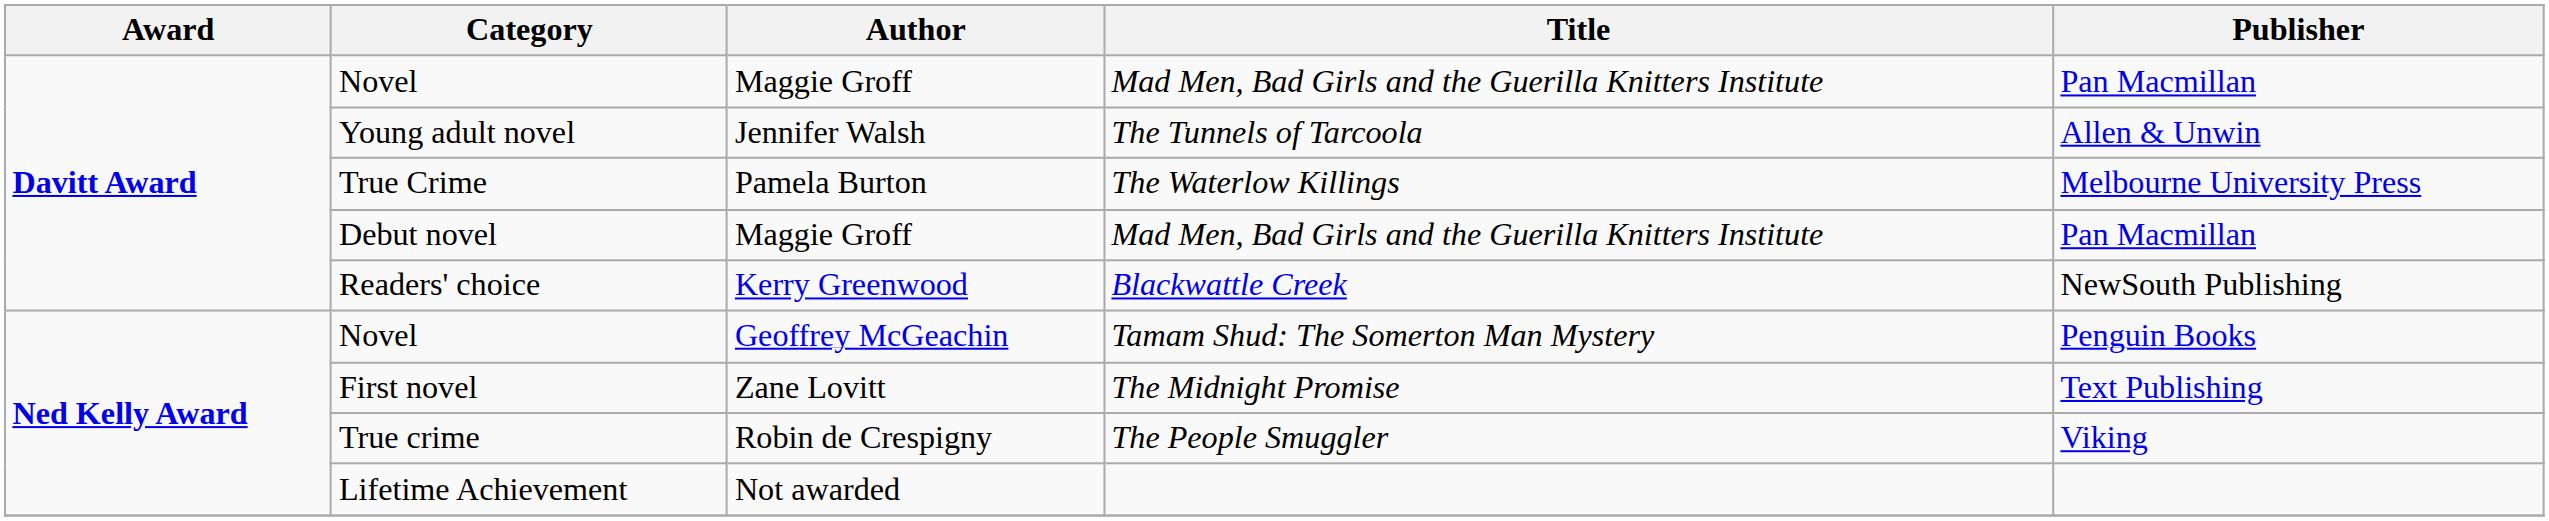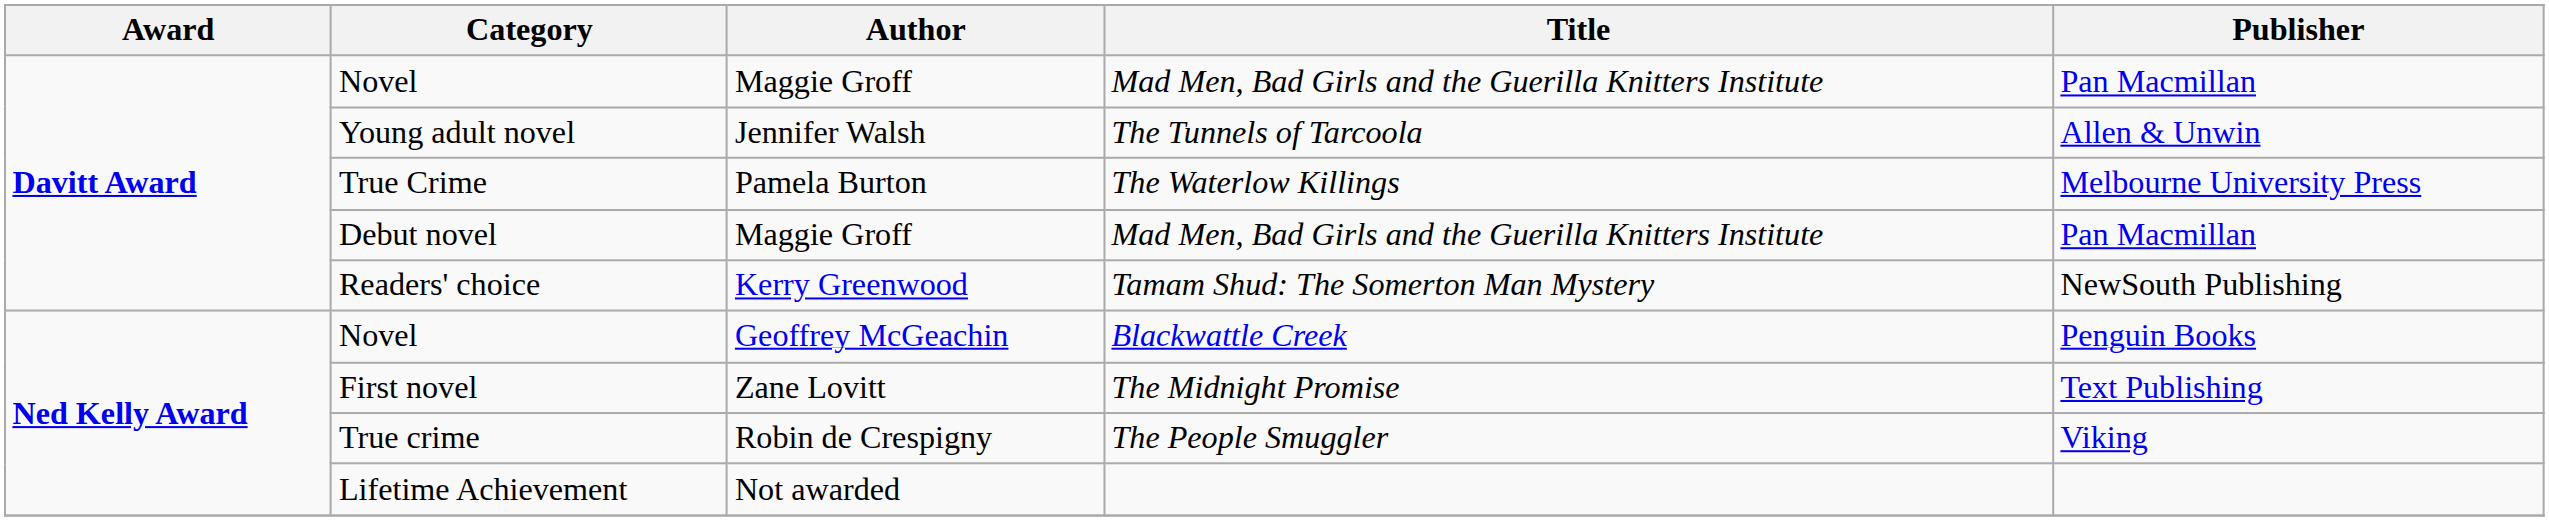(1229, 285) Blackwattle Creek -> (1383, 285) Tamam Shud: The Somerton Man Mystery
(1383, 336) Tamam Shud: The Somerton Man Mystery -> (1229, 336) Blackwattle Creek
